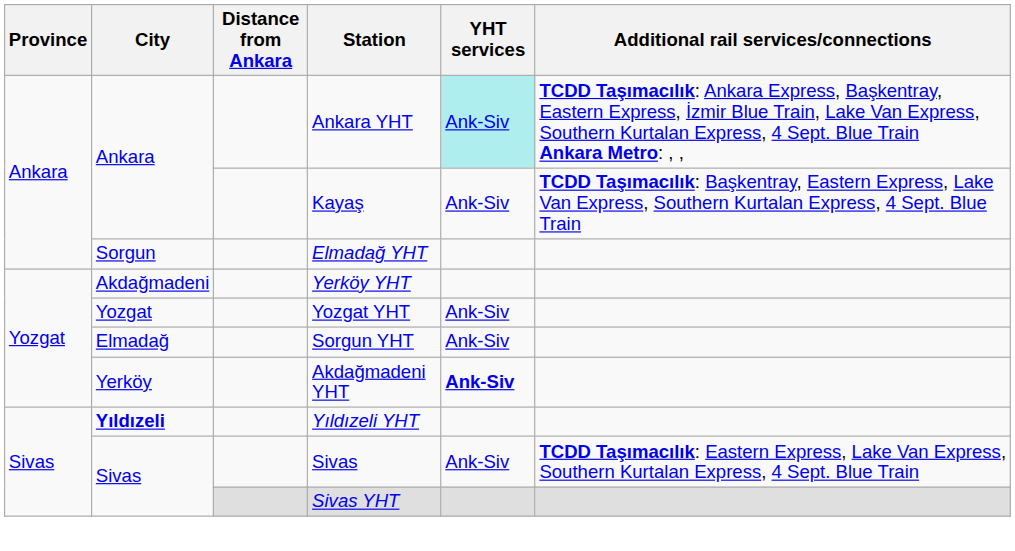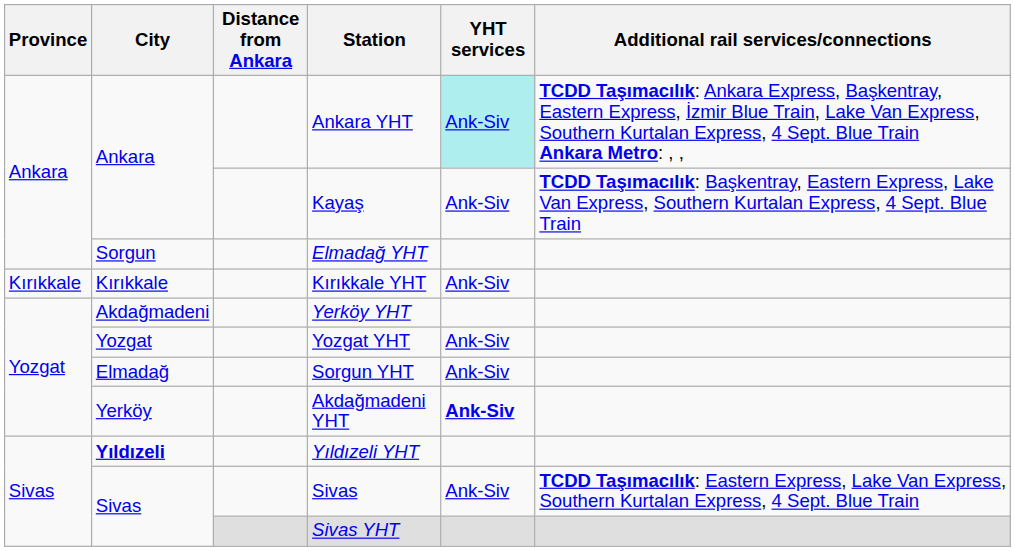+ row: (369, 283)
